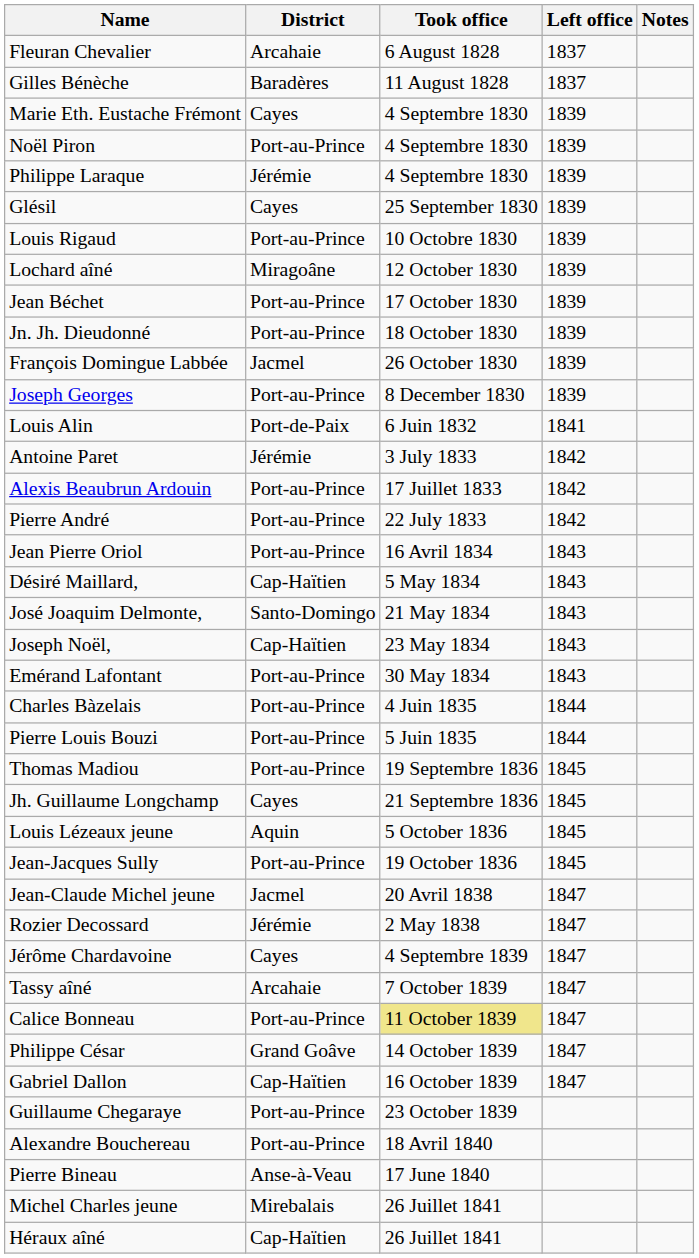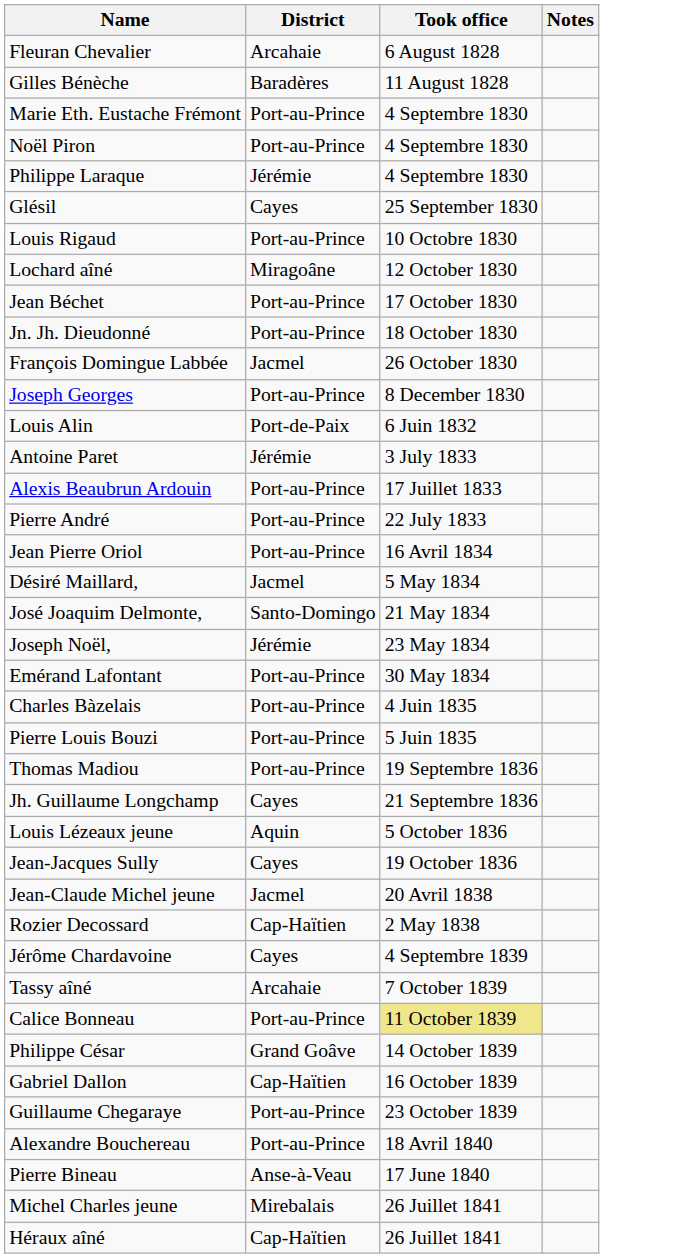- column: (590, 20)
(274, 113) Cayes -> (307, 113) Port-au-Prince
(298, 581) Cap-Haïtien -> (277, 581) Jacmel
(298, 644) Cap-Haïtien -> (281, 644) Jérémie
(307, 862) Port-au-Prince -> (274, 862) Cayes
(281, 925) Jérémie -> (298, 925) Cap-Haïtien
